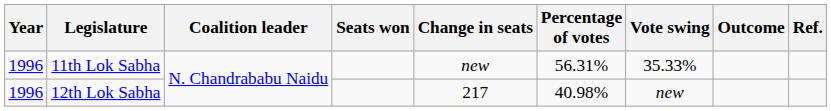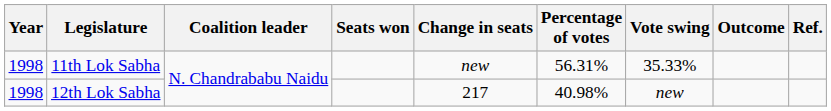(26, 65) 1996 -> (26, 65) 1998
(26, 92) 1996 -> (26, 92) 1998
